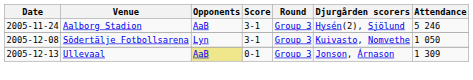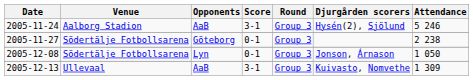+ row: (33, 40)
(252, 40) 3-1 -> (252, 54) 0-1
(363, 40) Kuivasto, Nomvethe -> (355, 54) Jonson, Árnason
(201, 54) khaki background -> (201, 68) no background
(252, 54) 0-1 -> (252, 68) 3-1
(355, 54) Jonson, Árnason -> (363, 68) Kuivasto, Nomvethe
